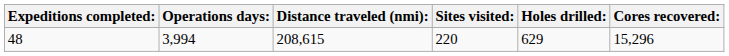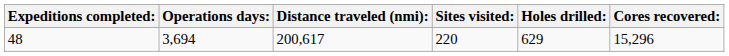(179, 39) 3,994 -> (179, 39) 3,694
(301, 39) 208,615 -> (301, 39) 200,617
